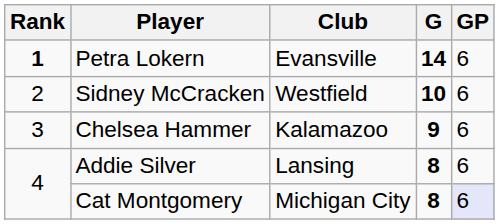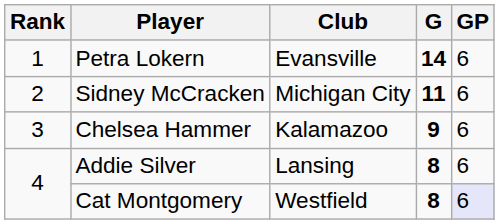(37, 58) bold -> (37, 58) normal
(321, 93) Westfield -> (343, 93) Michigan City
(434, 93) 10 -> (434, 93) 11
(343, 201) Michigan City -> (321, 201) Westfield
